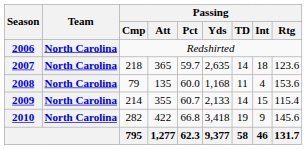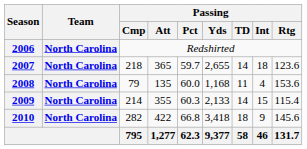(217, 65) 2,635 -> (217, 65) 2,655
(190, 100) 60.7 -> (190, 100) 60.3
(242, 118) 19 -> (242, 118) 18
